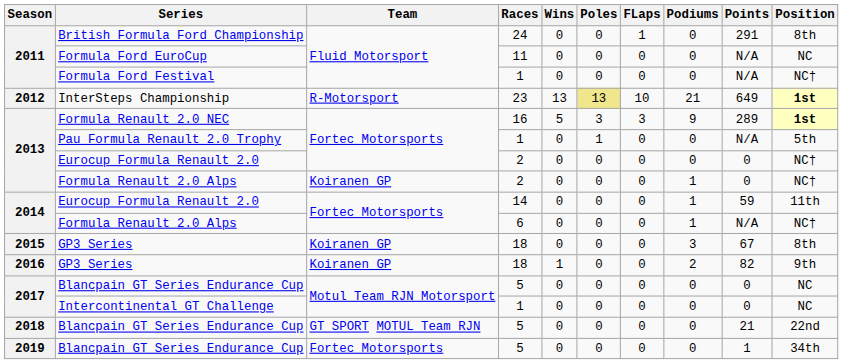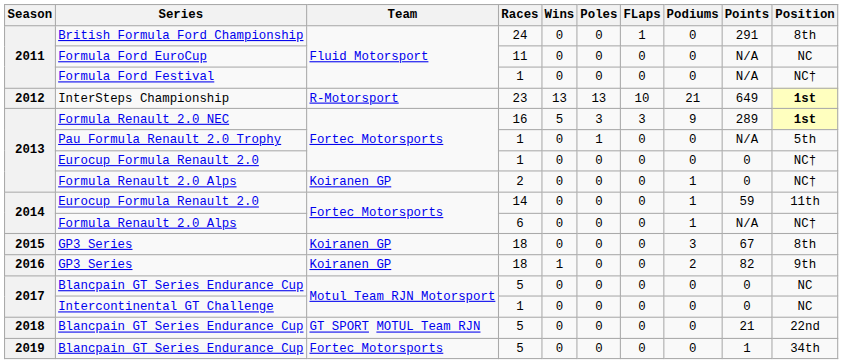(599, 98) khaki background -> (599, 98) no background
(520, 160) 2 -> (520, 160) 1
